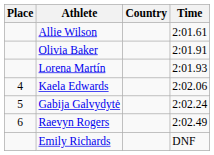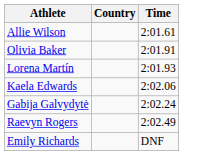- column: (20, 13)
